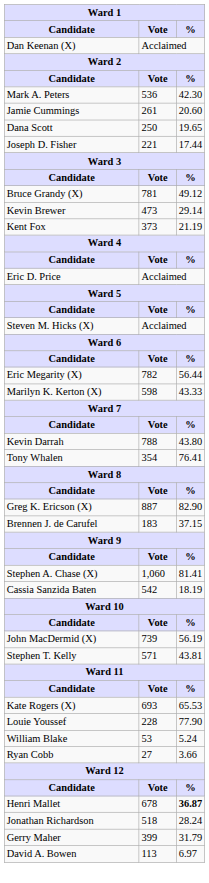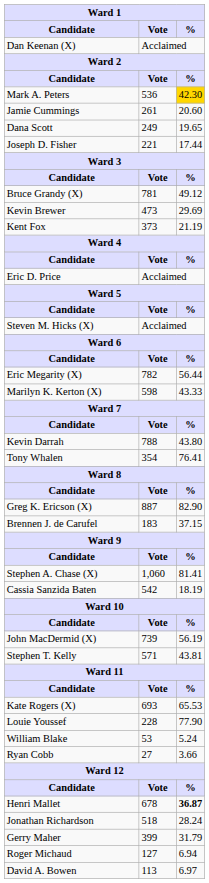(191, 95) no background -> (191, 95) gold background
(149, 128) 250 -> (149, 128) 249
(191, 210) 29.14 -> (191, 210) 29.69
+ row: (39, 853)
